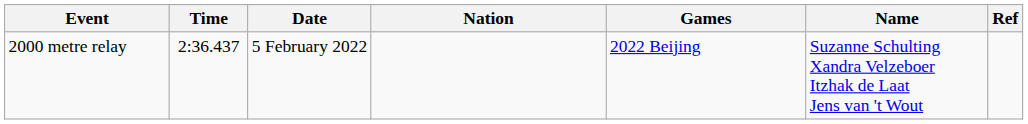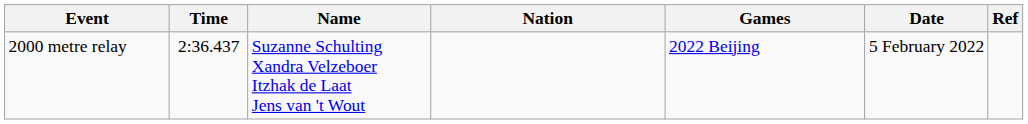columns swapped: (897, 18) <-> (309, 18)
